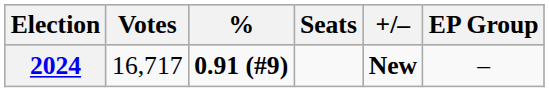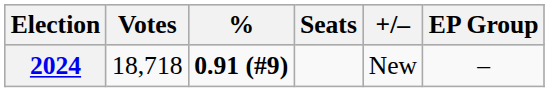(147, 65) 16,717 -> (147, 65) 18,718
(393, 65) bold -> (393, 65) normal
